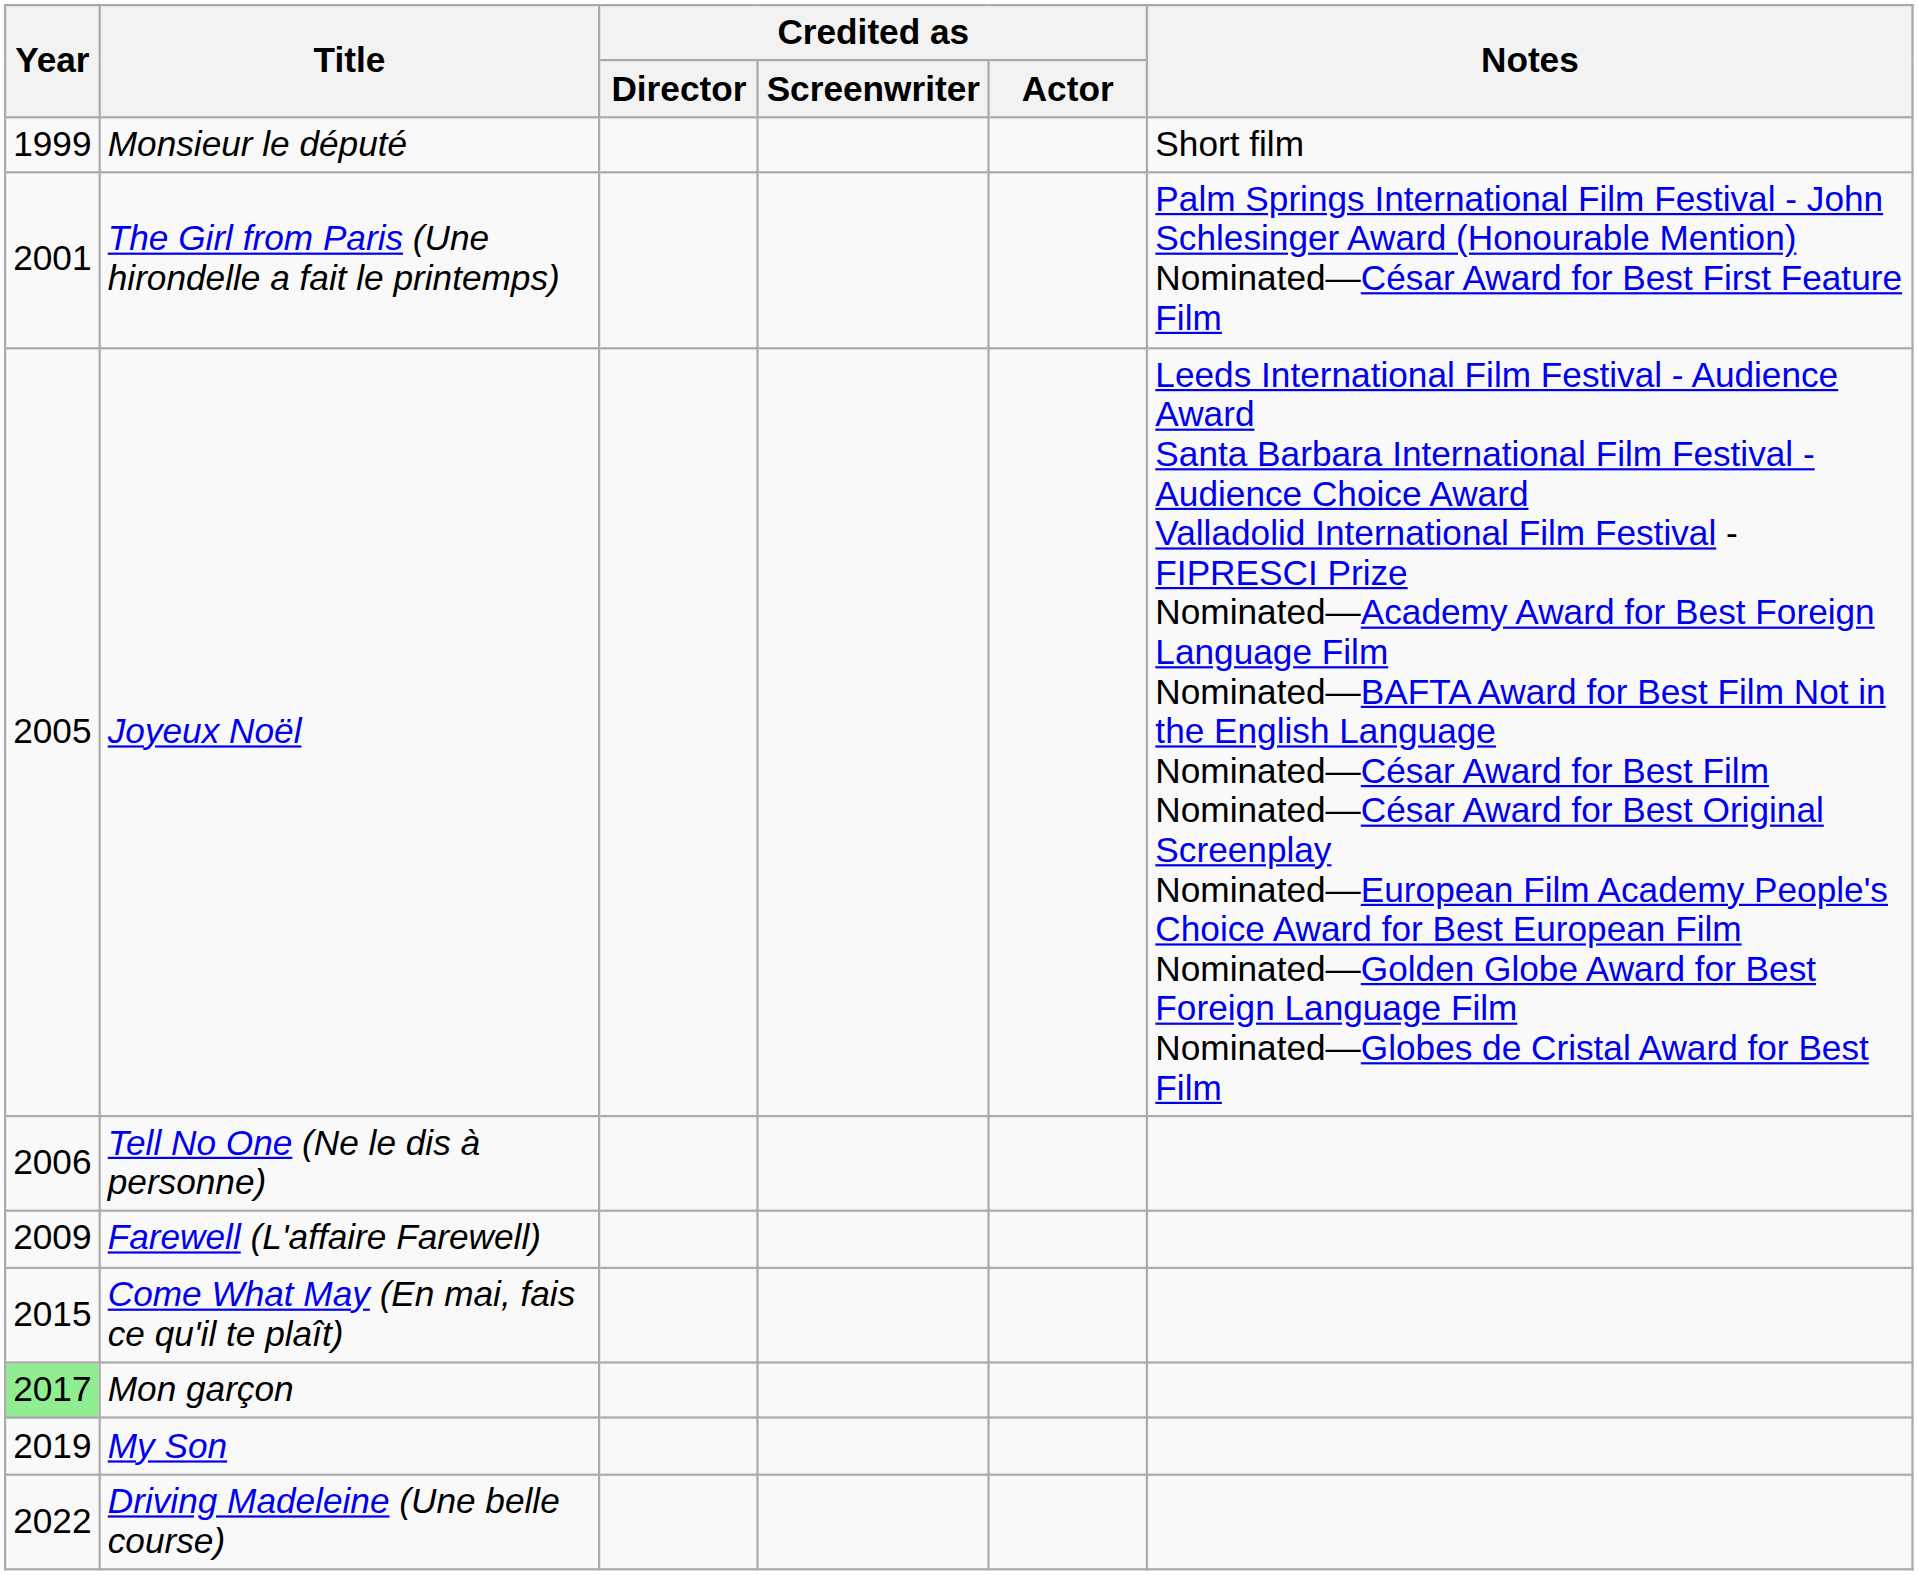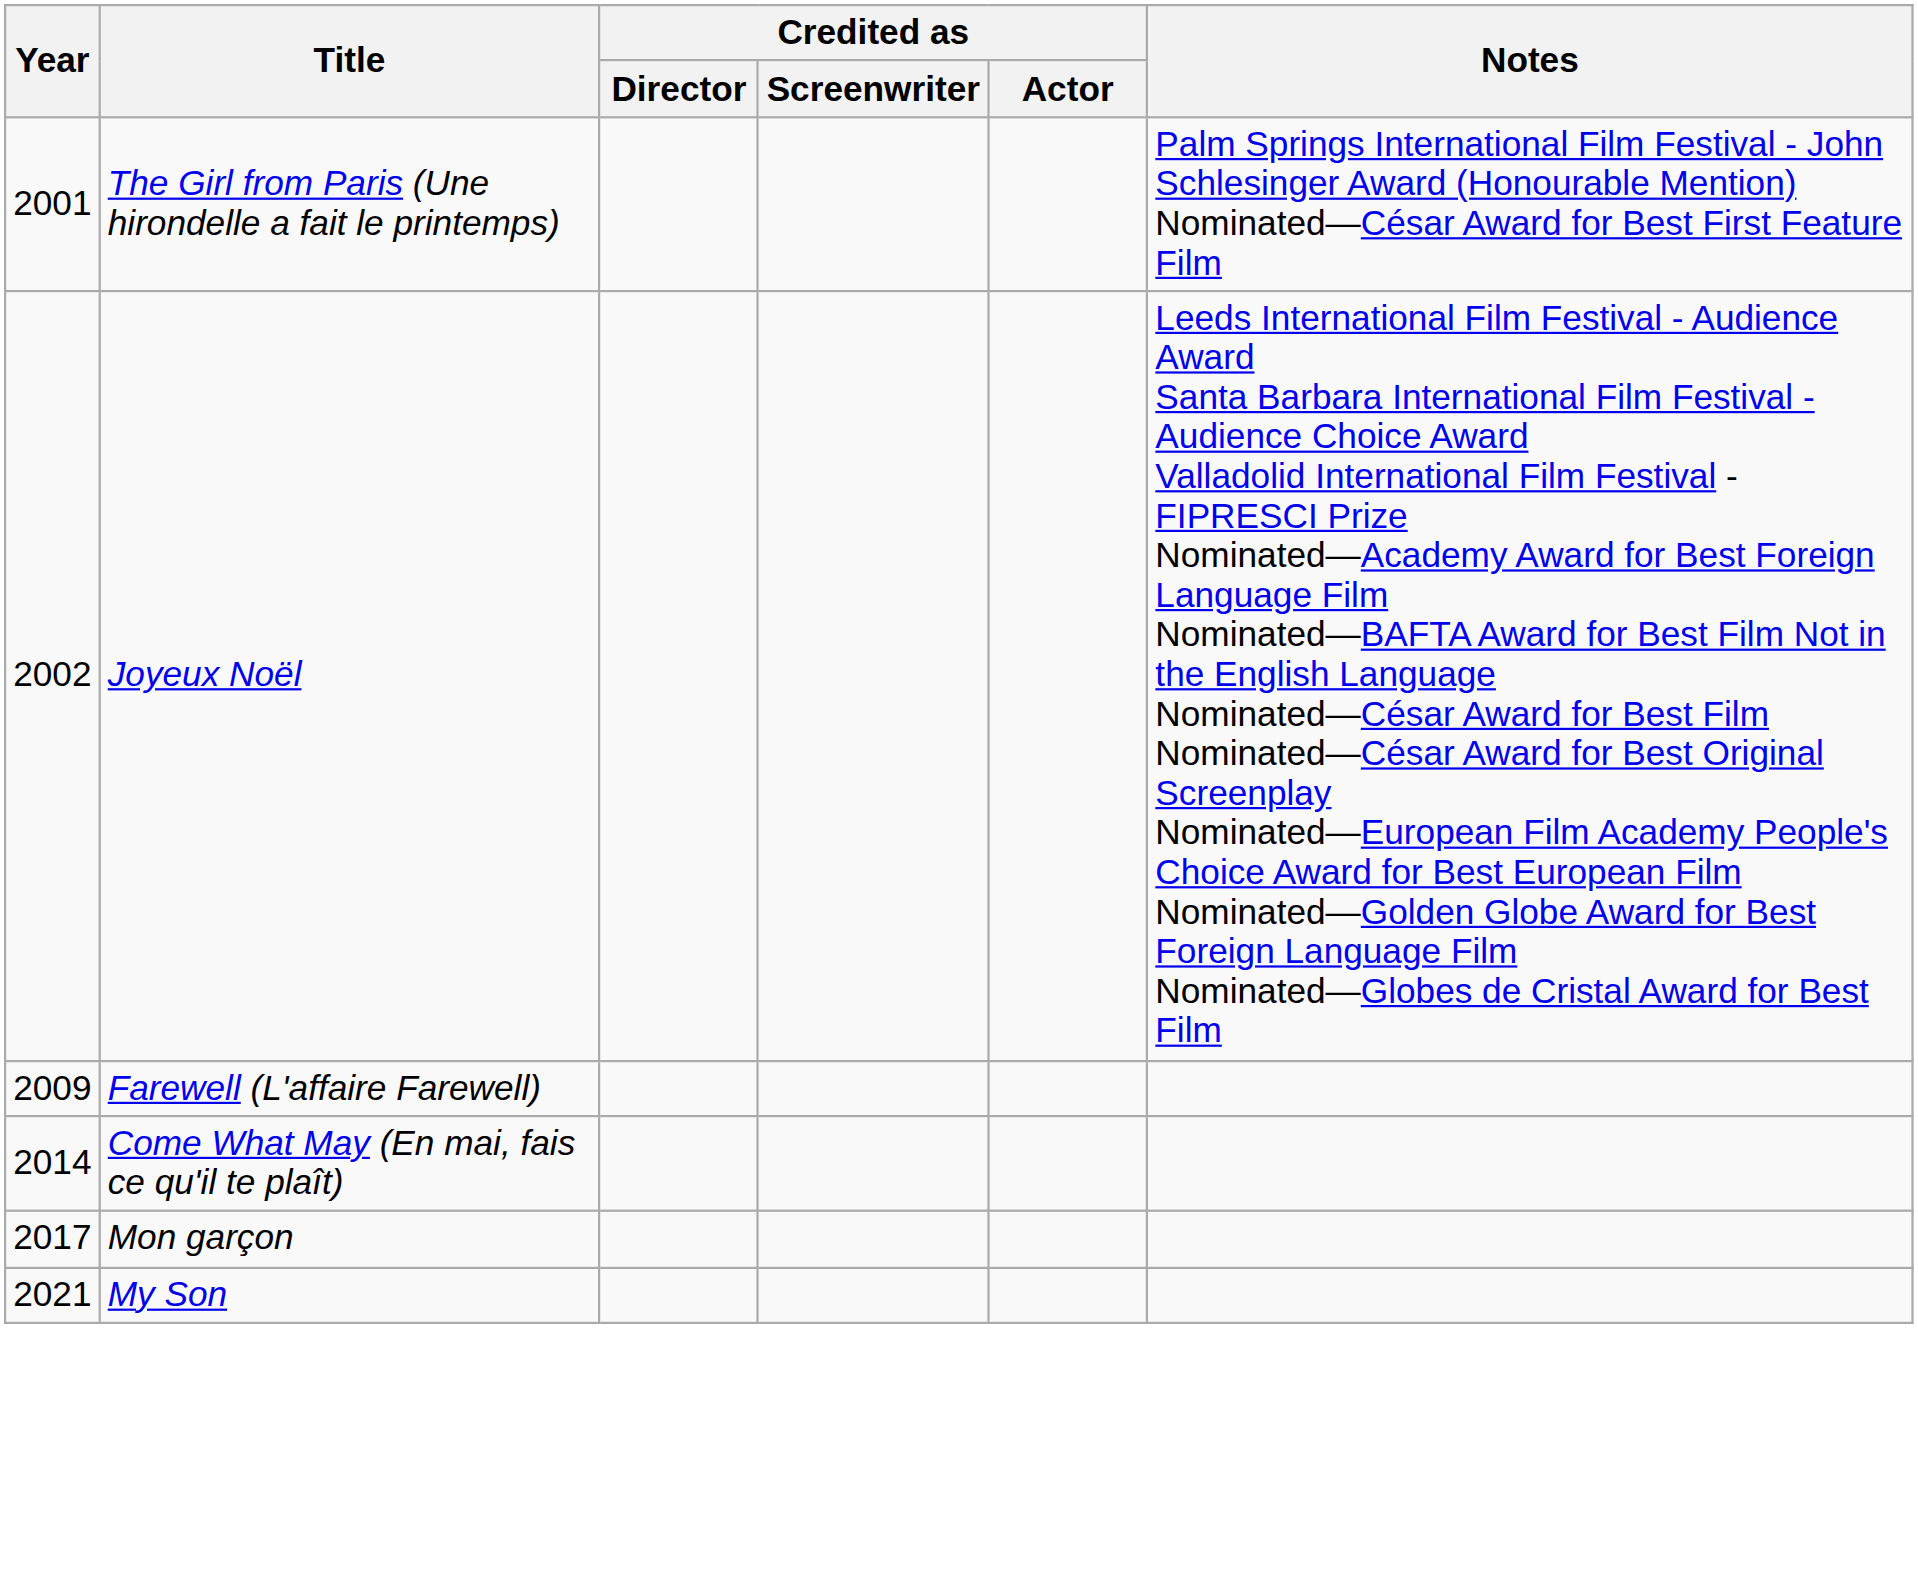- row: (257, 144)
(52, 730) 2005 -> (52, 675) 2002
- row: (294, 1162)
(52, 1314) 2015 -> (52, 1162) 2014
(52, 1389) lightgreen background -> (52, 1238) no background
(52, 1445) 2019 -> (52, 1294) 2021
- row: (334, 1521)
